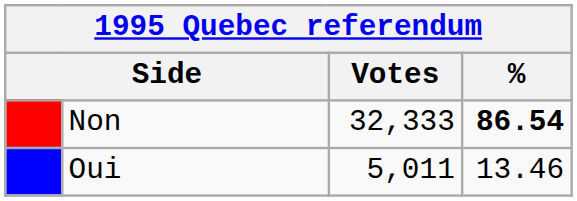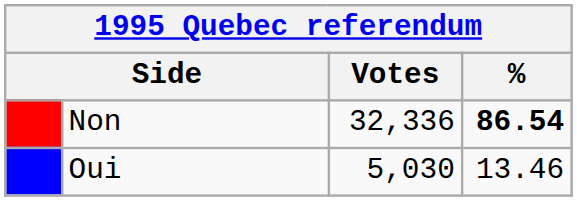(402, 124) 32,333 -> (402, 124) 32,336
(411, 172) 5,011 -> (411, 172) 5,030
